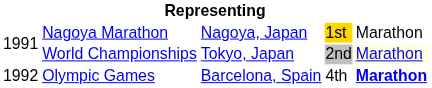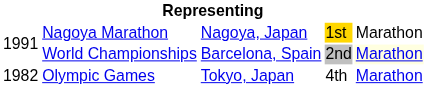(247, 54) Tokyo, Japan -> (261, 54) Barcelona, Spain
(21, 76) 1992 -> (21, 76) 1982
(261, 76) Barcelona, Spain -> (247, 76) Tokyo, Japan
(391, 76) bold -> (389, 76) normal
